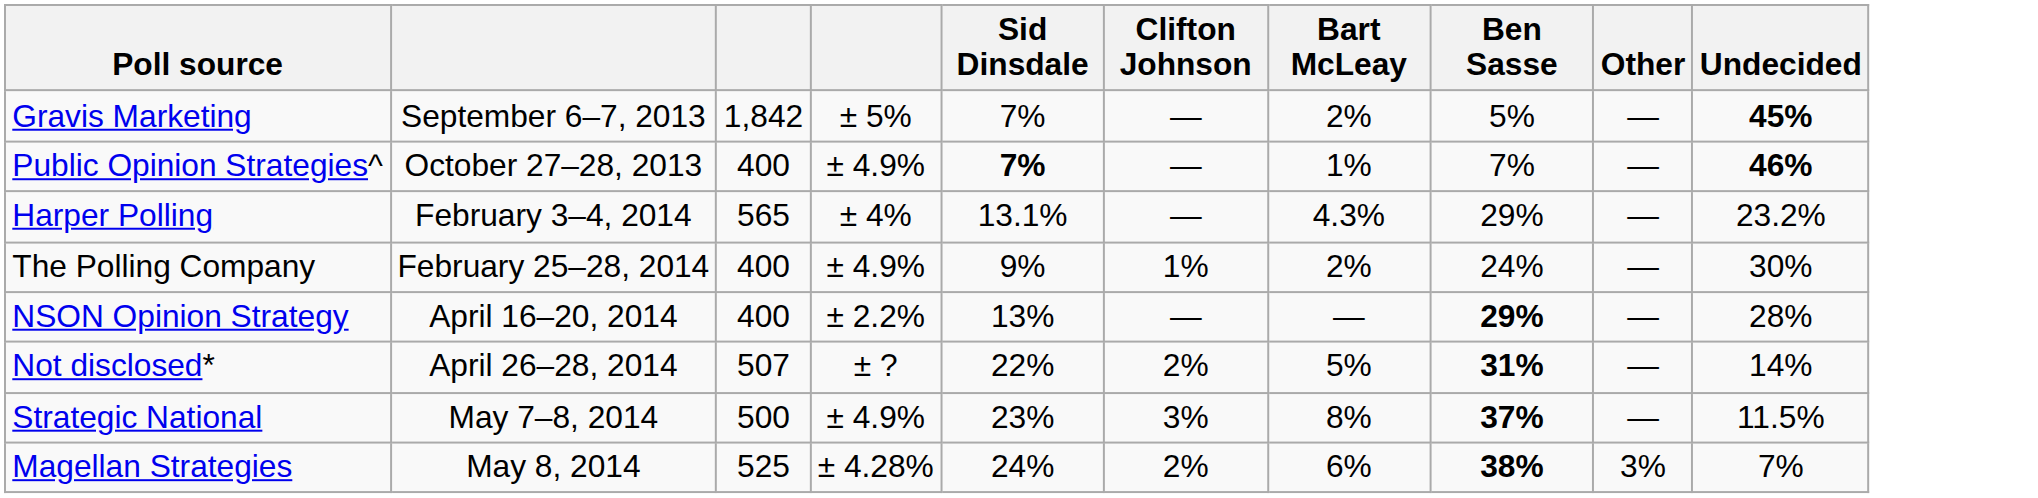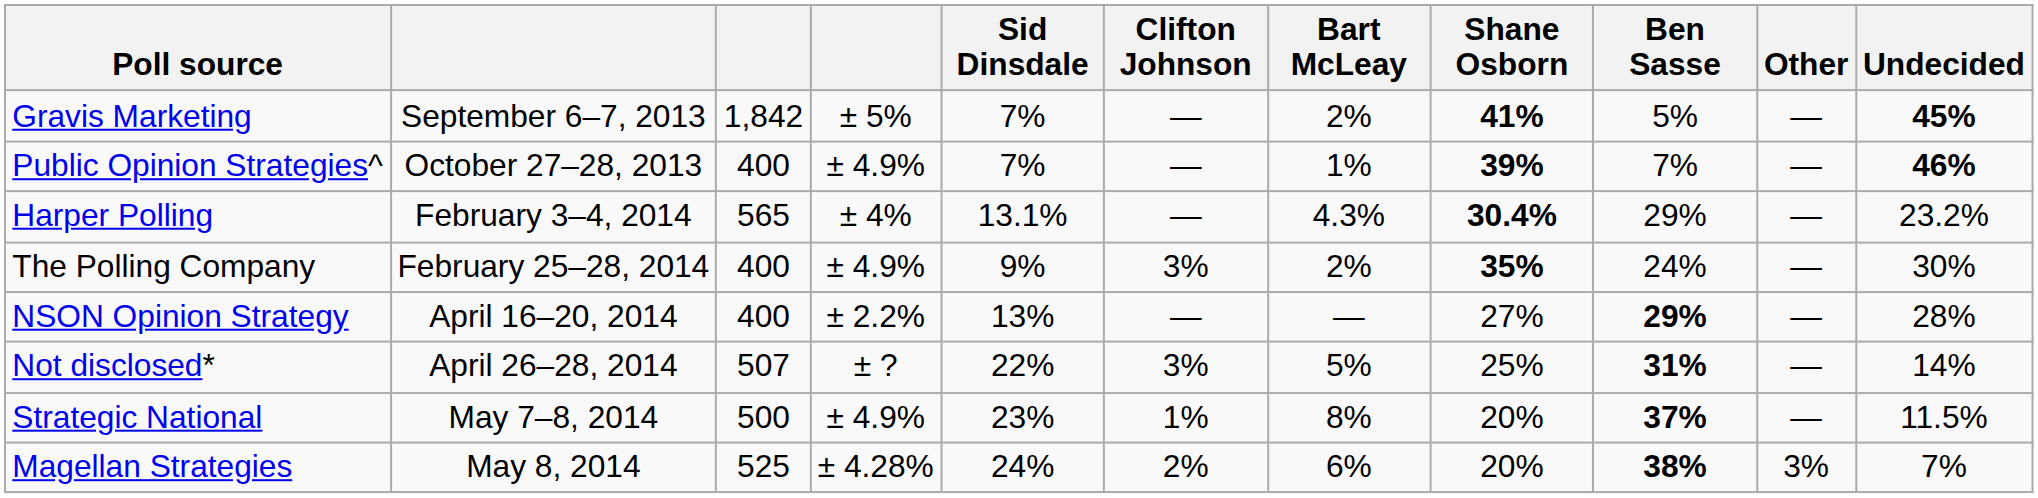+ column: (1512, 47)
(1023, 165) bold -> (1023, 165) normal
(1186, 266) 1% -> (1186, 266) 3%
(1186, 366) 2% -> (1186, 366) 3%
(1186, 416) 3% -> (1186, 416) 1%
